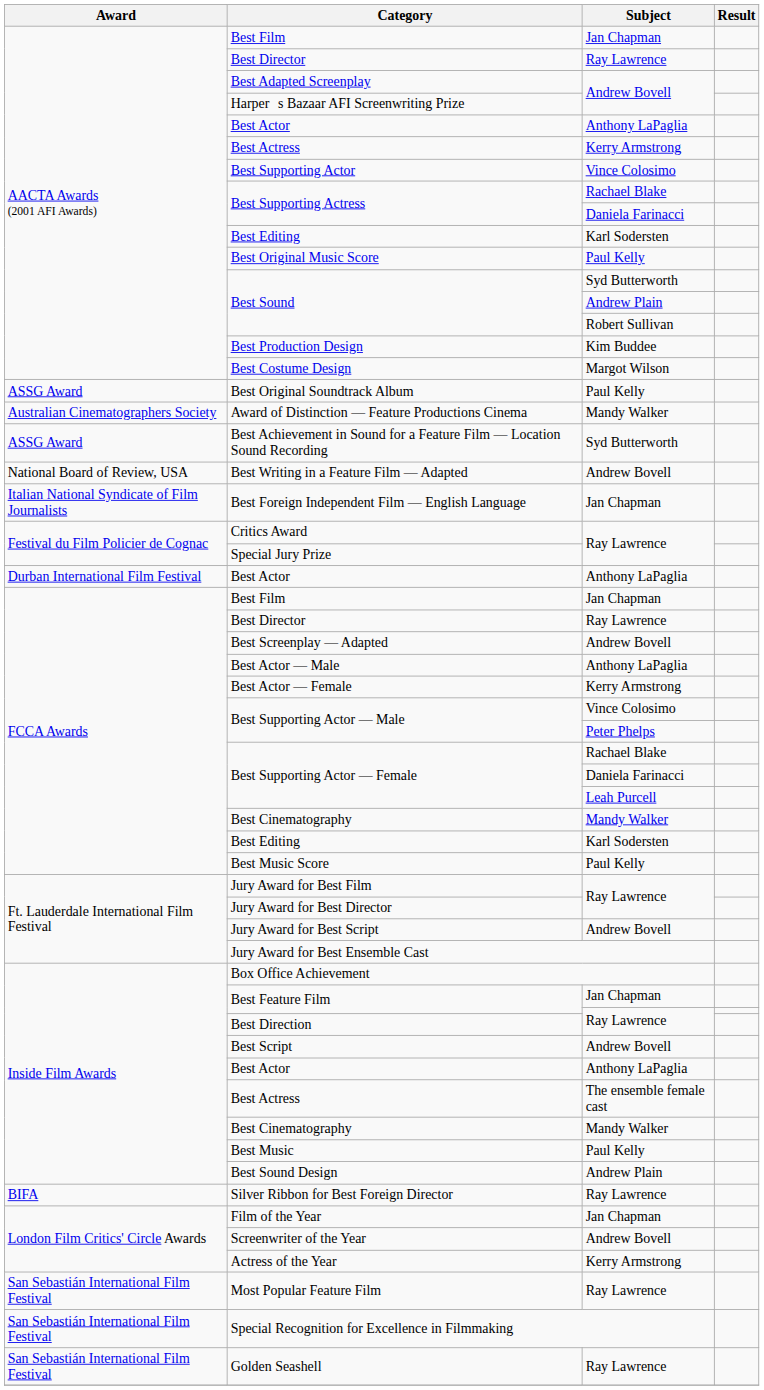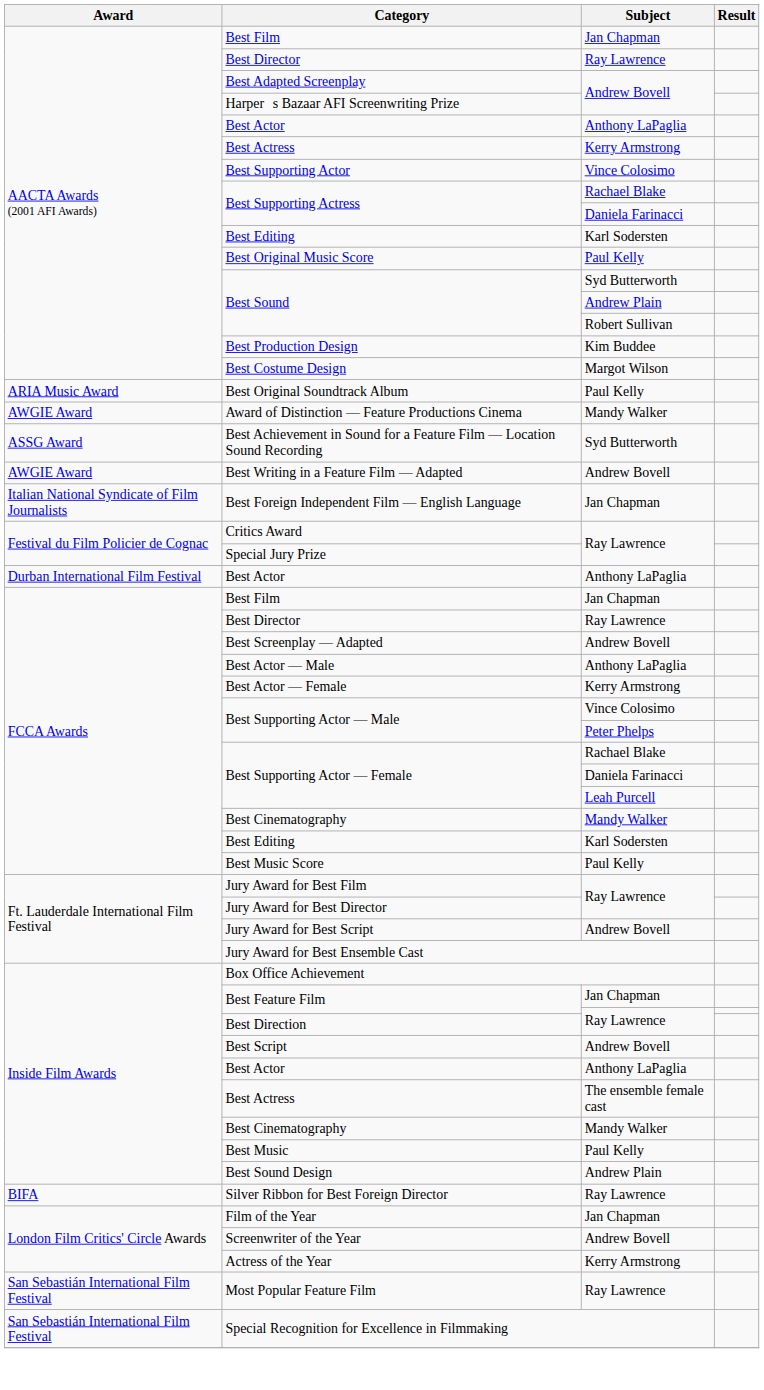(45, 390) ASSG Award -> (63, 390) ARIA Music Award
(112, 412) Australian Cinematographers Society -> (50, 412) AWGIE Award
(98, 472) National Board of Review, USA -> (50, 472) AWGIE Award
- row: (276, 1366)
